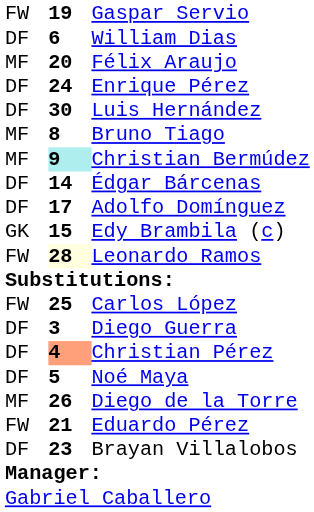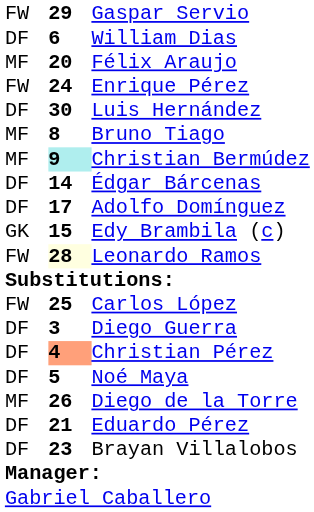(60, 14) 19 -> (60, 14) 29
(17, 87) DF -> (17, 87) FW
(17, 426) FW -> (17, 426) DF
